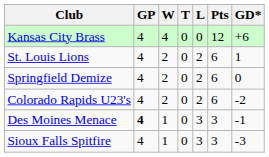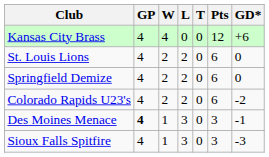columns swapped: (200, 15) <-> (185, 15)
(238, 57) 1 -> (238, 57) 0
